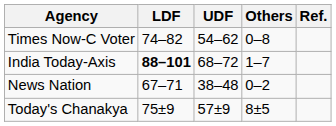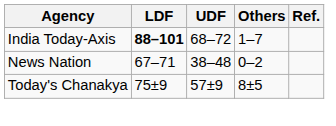- row: (71, 39)
